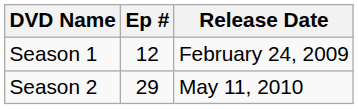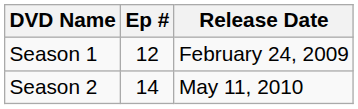(147, 86) 29 -> (147, 86) 14
